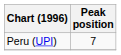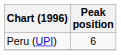(93, 41) 7 -> (93, 41) 6
